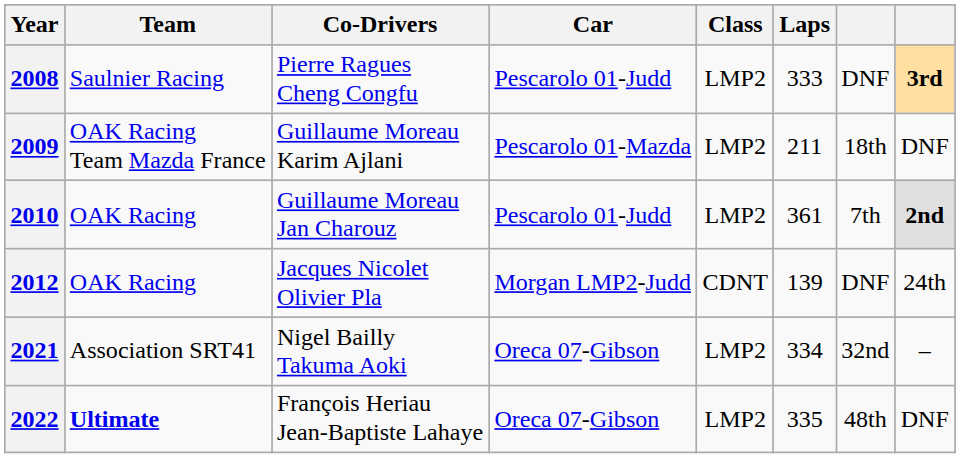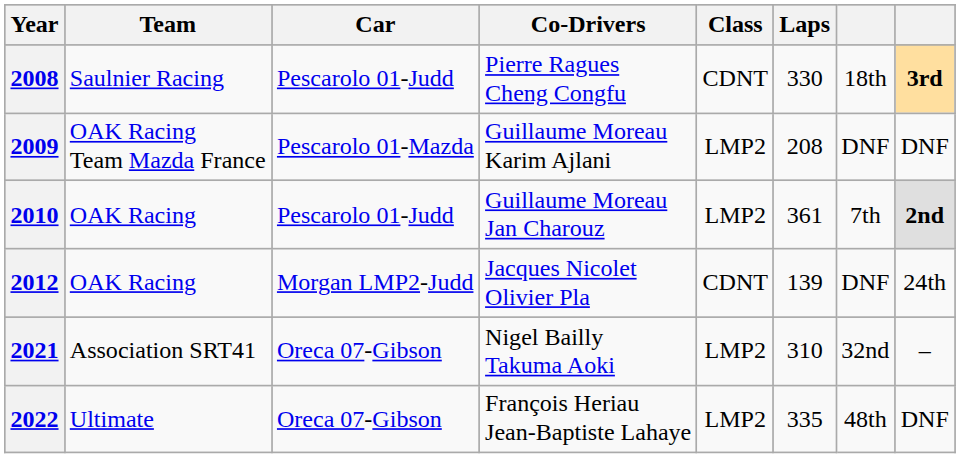columns swapped: (380, 24) <-> (593, 24)
(735, 78) LMP2 -> (735, 78) CDNT
(805, 78) 333 -> (805, 78) 330
(865, 78) DNF -> (865, 78) 18th
(805, 146) 211 -> (805, 146) 208
(865, 146) 18th -> (865, 146) DNF
(805, 350) 334 -> (805, 350) 310
(115, 418) bold -> (112, 418) normal
